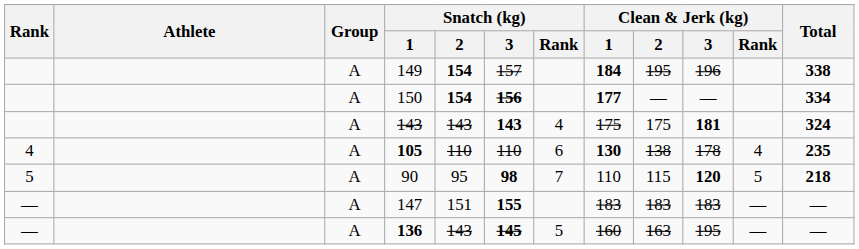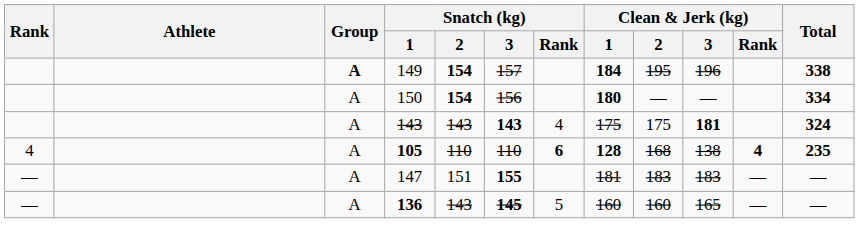(355, 71) normal -> (355, 71) bold
(509, 97) bold -> (509, 97) normal
(609, 97) 177 -> (609, 97) 180
(559, 151) normal -> (559, 151) bold
(609, 151) 130 -> (609, 151) 128
(658, 151) 138 -> (658, 151) 168
(708, 151) 178 -> (708, 151) 138
(758, 151) normal -> (758, 151) bold
- row: (410, 177)
(609, 204) 183 -> (609, 177) 181
(658, 230) 163 -> (658, 204) 160
(708, 230) 195 -> (708, 204) 165
